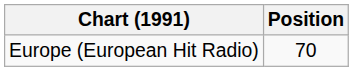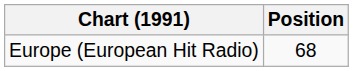(306, 50) 70 -> (306, 50) 68
